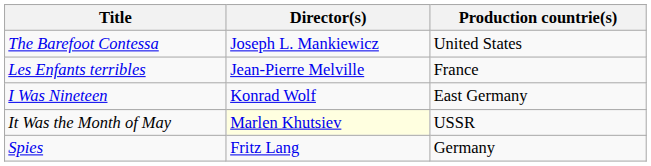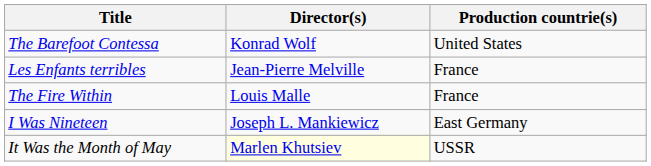(305, 43) Joseph L. Mankiewicz -> (273, 43) Konrad Wolf
+ row: (60, 95)
(273, 95) Konrad Wolf -> (305, 122) Joseph L. Mankiewicz
- row: (26, 148)
